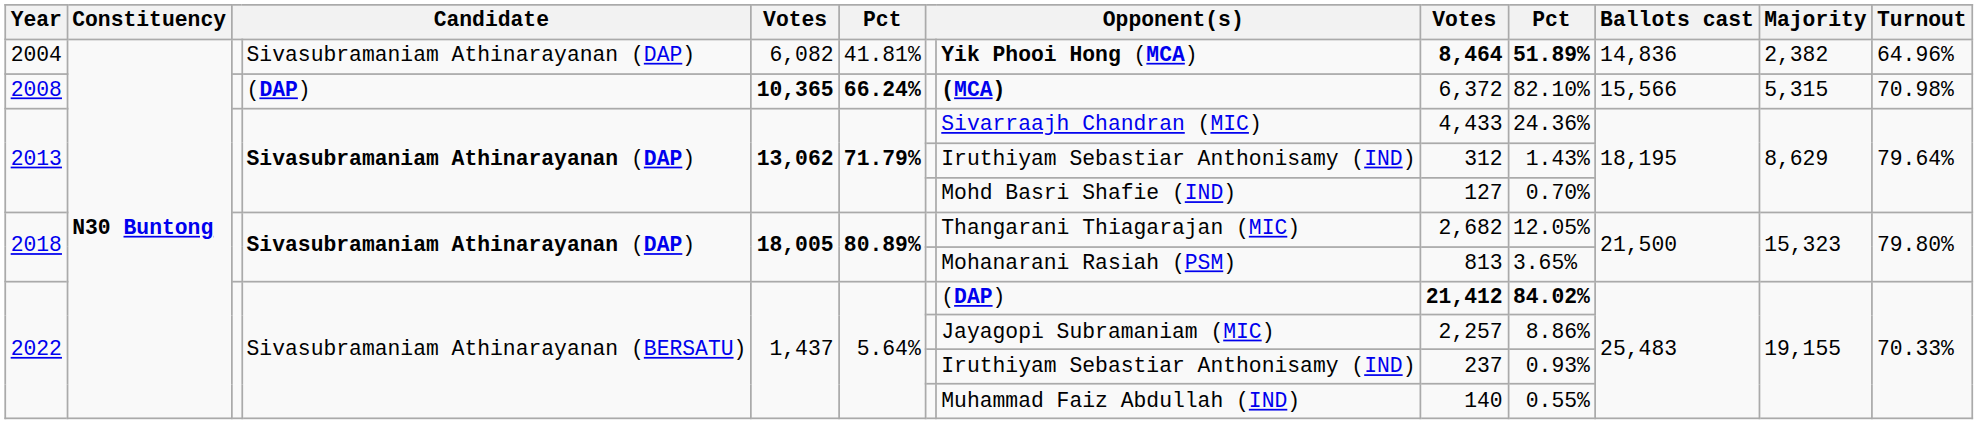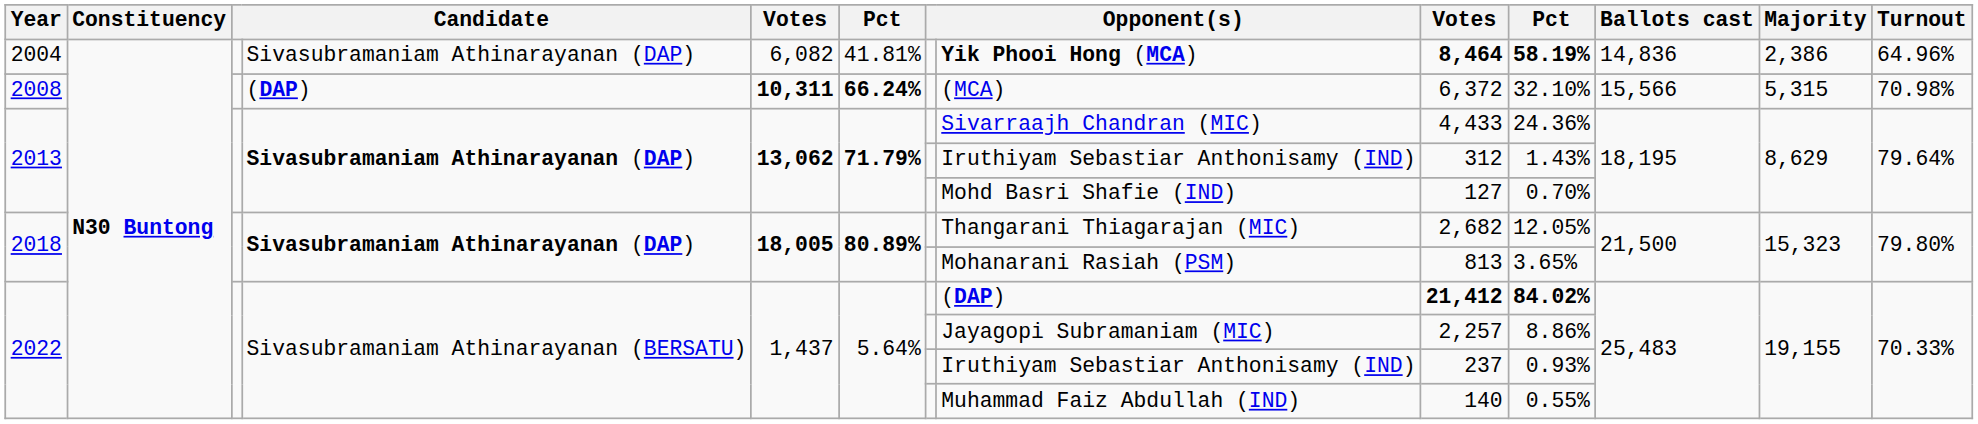(1551, 57) 51.89% -> (1551, 57) 58.19%
(1796, 57) 2,382 -> (1796, 57) 2,386
(795, 91) 10,365 -> (795, 91) 10,311
(973, 91) bold -> (973, 91) normal
(1551, 91) 82.10% -> (1551, 91) 32.10%
